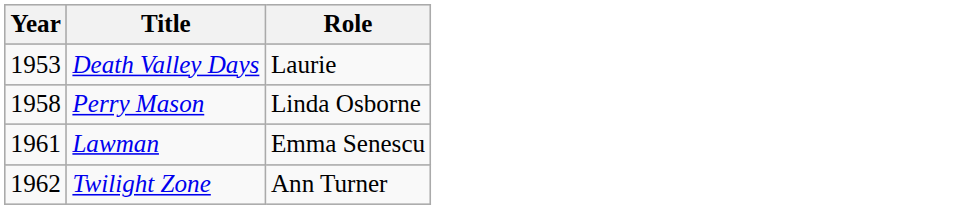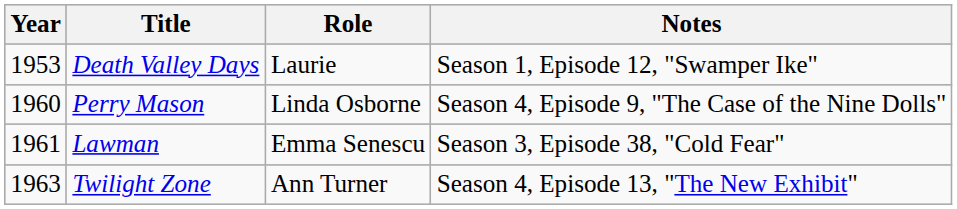+ column: (691, 24)
(36, 104) 1958 -> (36, 104) 1960
(36, 183) 1962 -> (36, 183) 1963
